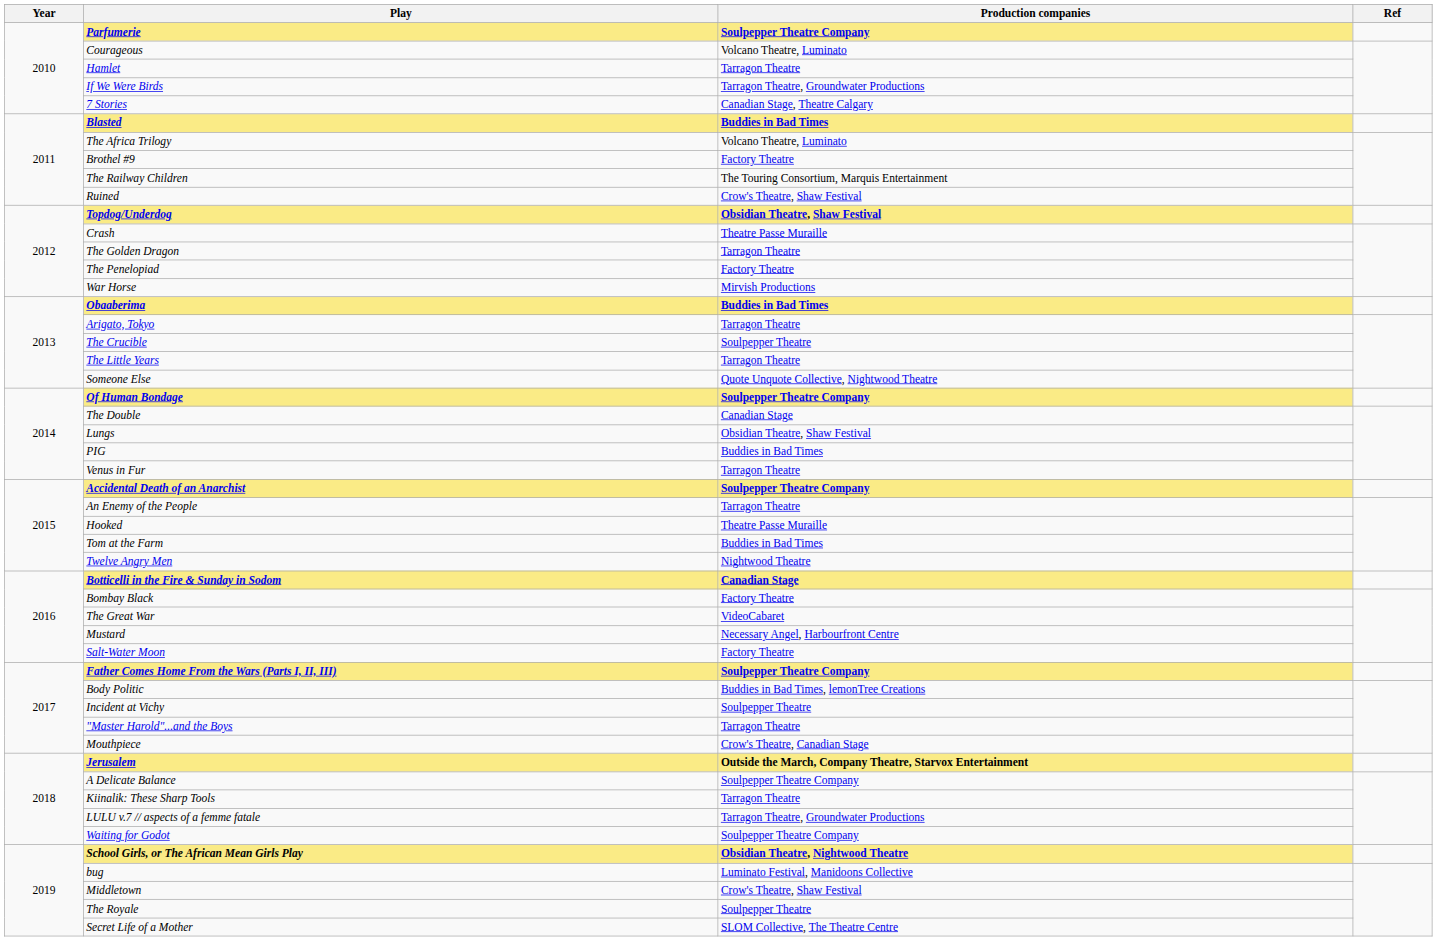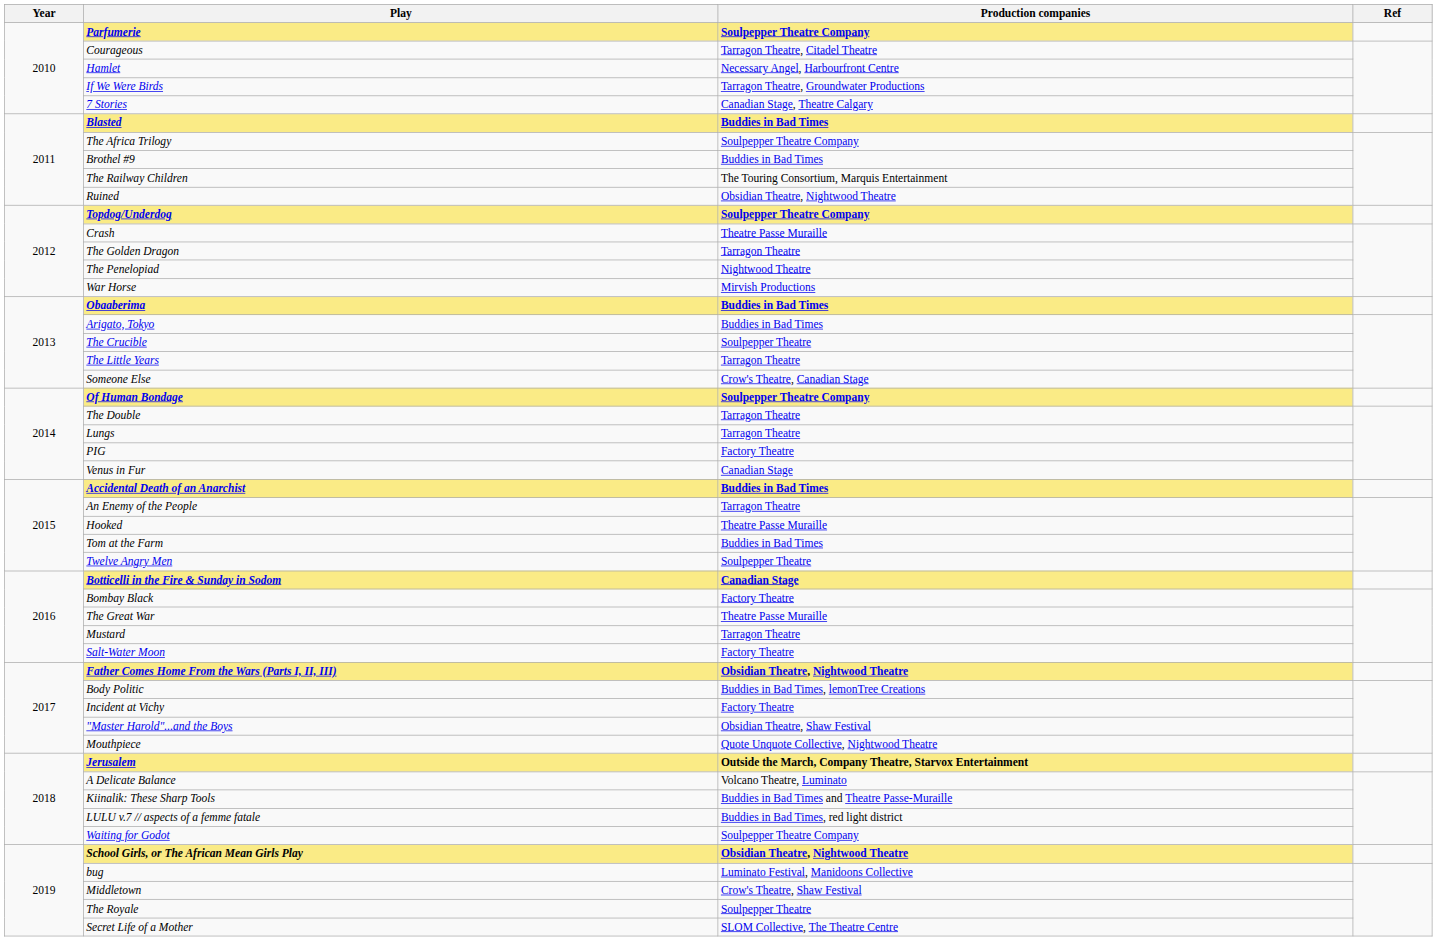(784, 50) Volcano Theatre, Luminato -> (799, 50) Tarragon Theatre, Citadel Theatre
(761, 68) Tarragon Theatre -> (810, 68) Necessary Angel, Harbourfront Centre
(784, 141) Volcano Theatre, Luminato -> (790, 141) Soulpepper Theatre Company
(757, 159) Factory Theatre -> (772, 159) Buddies in Bad Times
(791, 196) Crow's Theatre, Shaw Festival -> (808, 196) Obsidian Theatre, Nightwood Theatre
(801, 214) Obsidian Theatre, Shaw Festival -> (795, 214) Soulpepper Theatre Company
(757, 269) Factory Theatre -> (766, 269) Nightwood Theatre
(761, 324) Tarragon Theatre -> (772, 324) Buddies in Bad Times
(829, 379) Quote Unquote Collective, Nightwood Theatre -> (795, 379) Crow's Theatre, Canadian Stage
(757, 415) Canadian Stage -> (761, 415) Tarragon Theatre
(796, 433) Obsidian Theatre, Shaw Festival -> (761, 433) Tarragon Theatre
(772, 452) Buddies in Bad Times -> (757, 452) Factory Theatre
(761, 470) Tarragon Theatre -> (757, 470) Canadian Stage
(795, 488) Soulpepper Theatre Company -> (775, 488) Buddies in Bad Times
(766, 561) Nightwood Theatre -> (766, 561) Soulpepper Theatre
(753, 616) VideoCabaret -> (774, 616) Theatre Passe Muraille
(810, 634) Necessary Angel, Harbourfront Centre -> (761, 634) Tarragon Theatre
(795, 671) Soulpepper Theatre Company -> (815, 671) Obsidian Theatre, Nightwood Theatre
(766, 707) Soulpepper Theatre -> (757, 707) Factory Theatre
(761, 726) Tarragon Theatre -> (796, 726) Obsidian Theatre, Shaw Festival
(795, 744) Crow's Theatre, Canadian Stage -> (829, 744) Quote Unquote Collective, Nightwood Theatre
(790, 780) Soulpepper Theatre Company -> (784, 780) Volcano Theatre, Luminato
(761, 799) Tarragon Theatre -> (837, 799) Buddies in Bad Times and Theatre Passe-Muraille
(823, 817) Tarragon Theatre, Groundwater Productions -> (812, 817) Buddies in Bad Times, red light district
